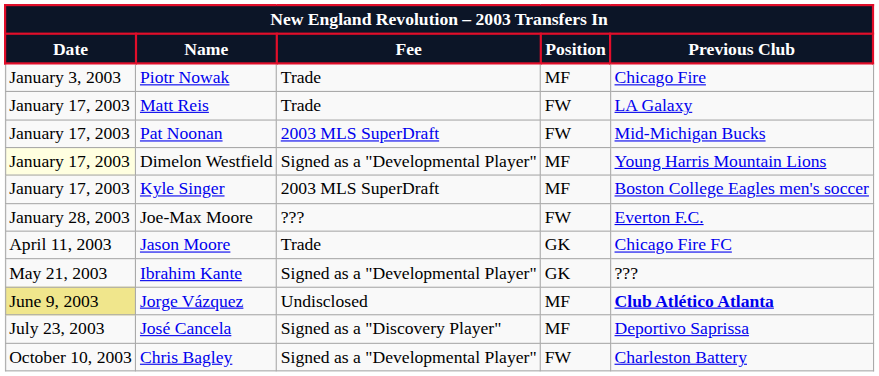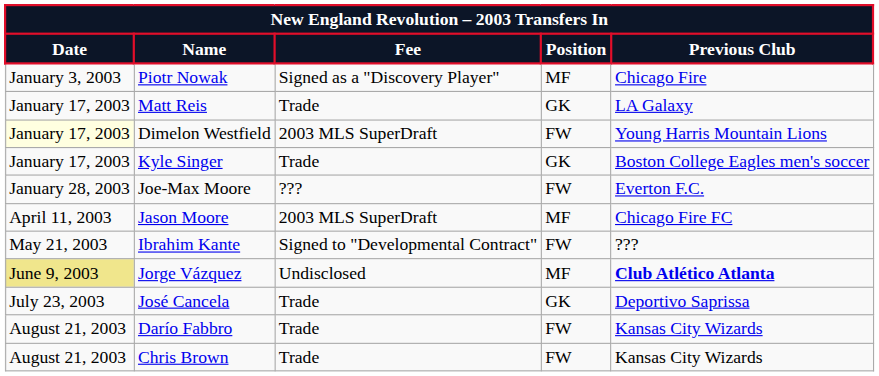(301, 77) Trade -> (389, 77) Signed as a "Discovery Player"
(558, 105) FW -> (558, 105) GK
- row: (181, 133)
(409, 161) Signed as a "Developmental Player" -> (358, 133) 2003 MLS SuperDraft
(557, 161) MF -> (558, 133) FW
(360, 189) 2003 MLS SuperDraft -> (299, 161) Trade
(557, 189) MF -> (558, 161) GK
(301, 245) Trade -> (358, 217) 2003 MLS SuperDraft
(557, 245) GK -> (558, 217) MF
(409, 272) Signed as a "Developmental Player" -> (408, 245) Signed to "Developmental Contract"
(557, 272) GK -> (558, 245) FW
(391, 328) Signed as a "Discovery Player" -> (299, 300) Trade
(557, 328) MF -> (558, 300) GK
+ row: (185, 328)
+ row: (183, 356)
- row: (186, 356)
